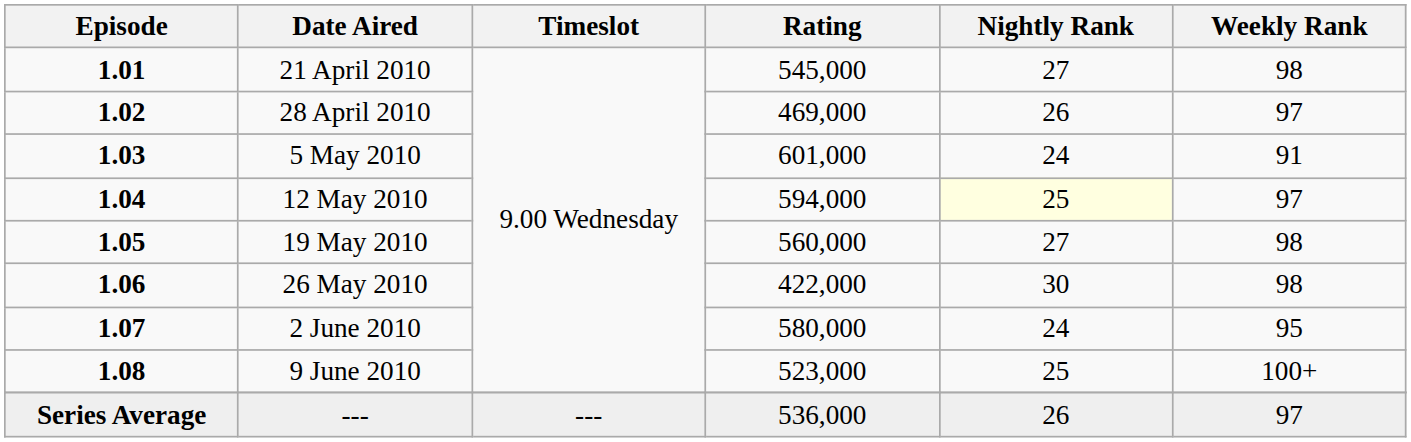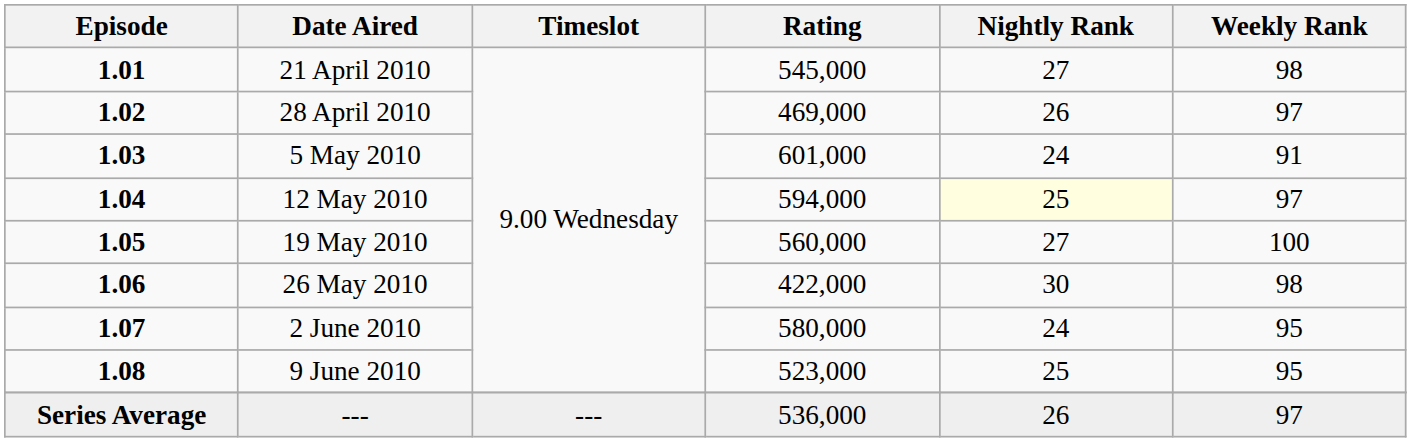(1289, 241) 98 -> (1289, 241) 100
(1289, 371) 100+ -> (1289, 371) 95
